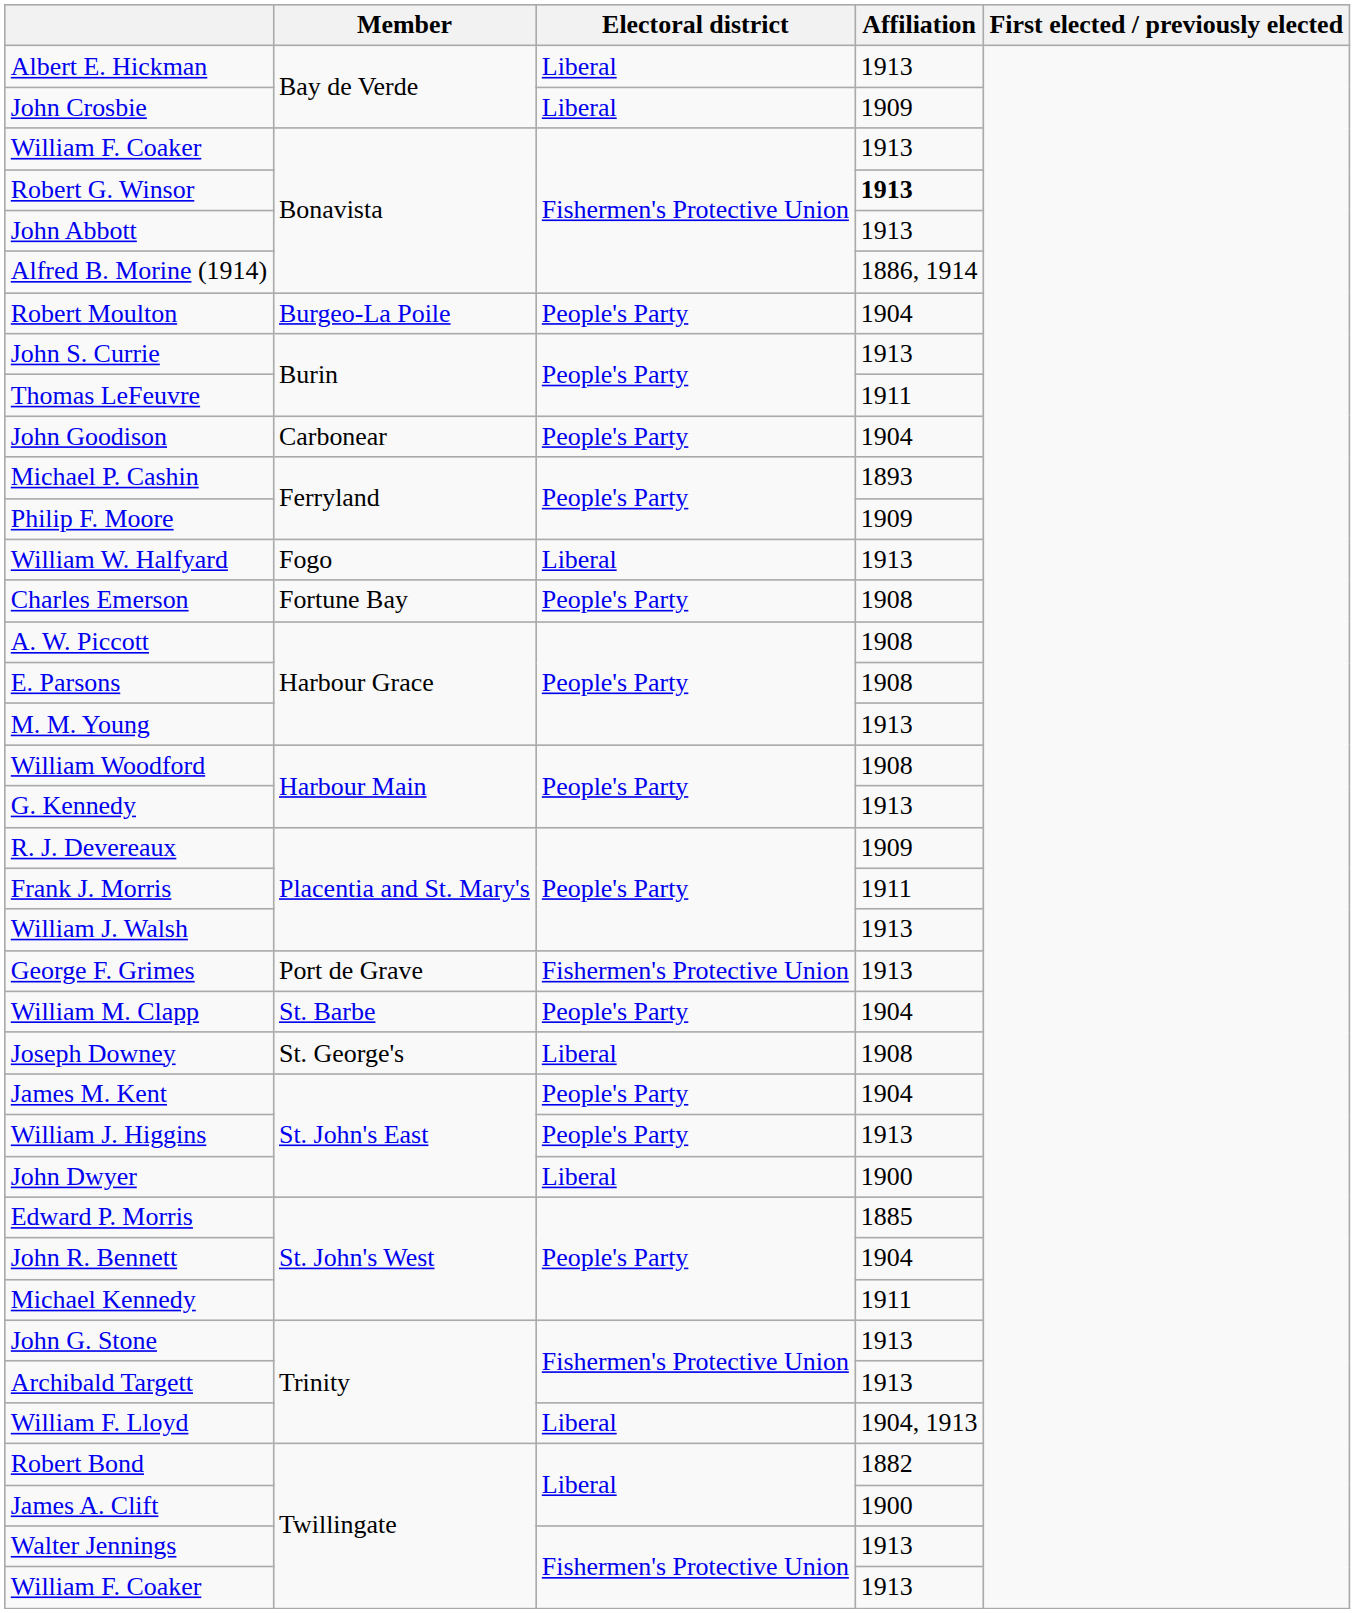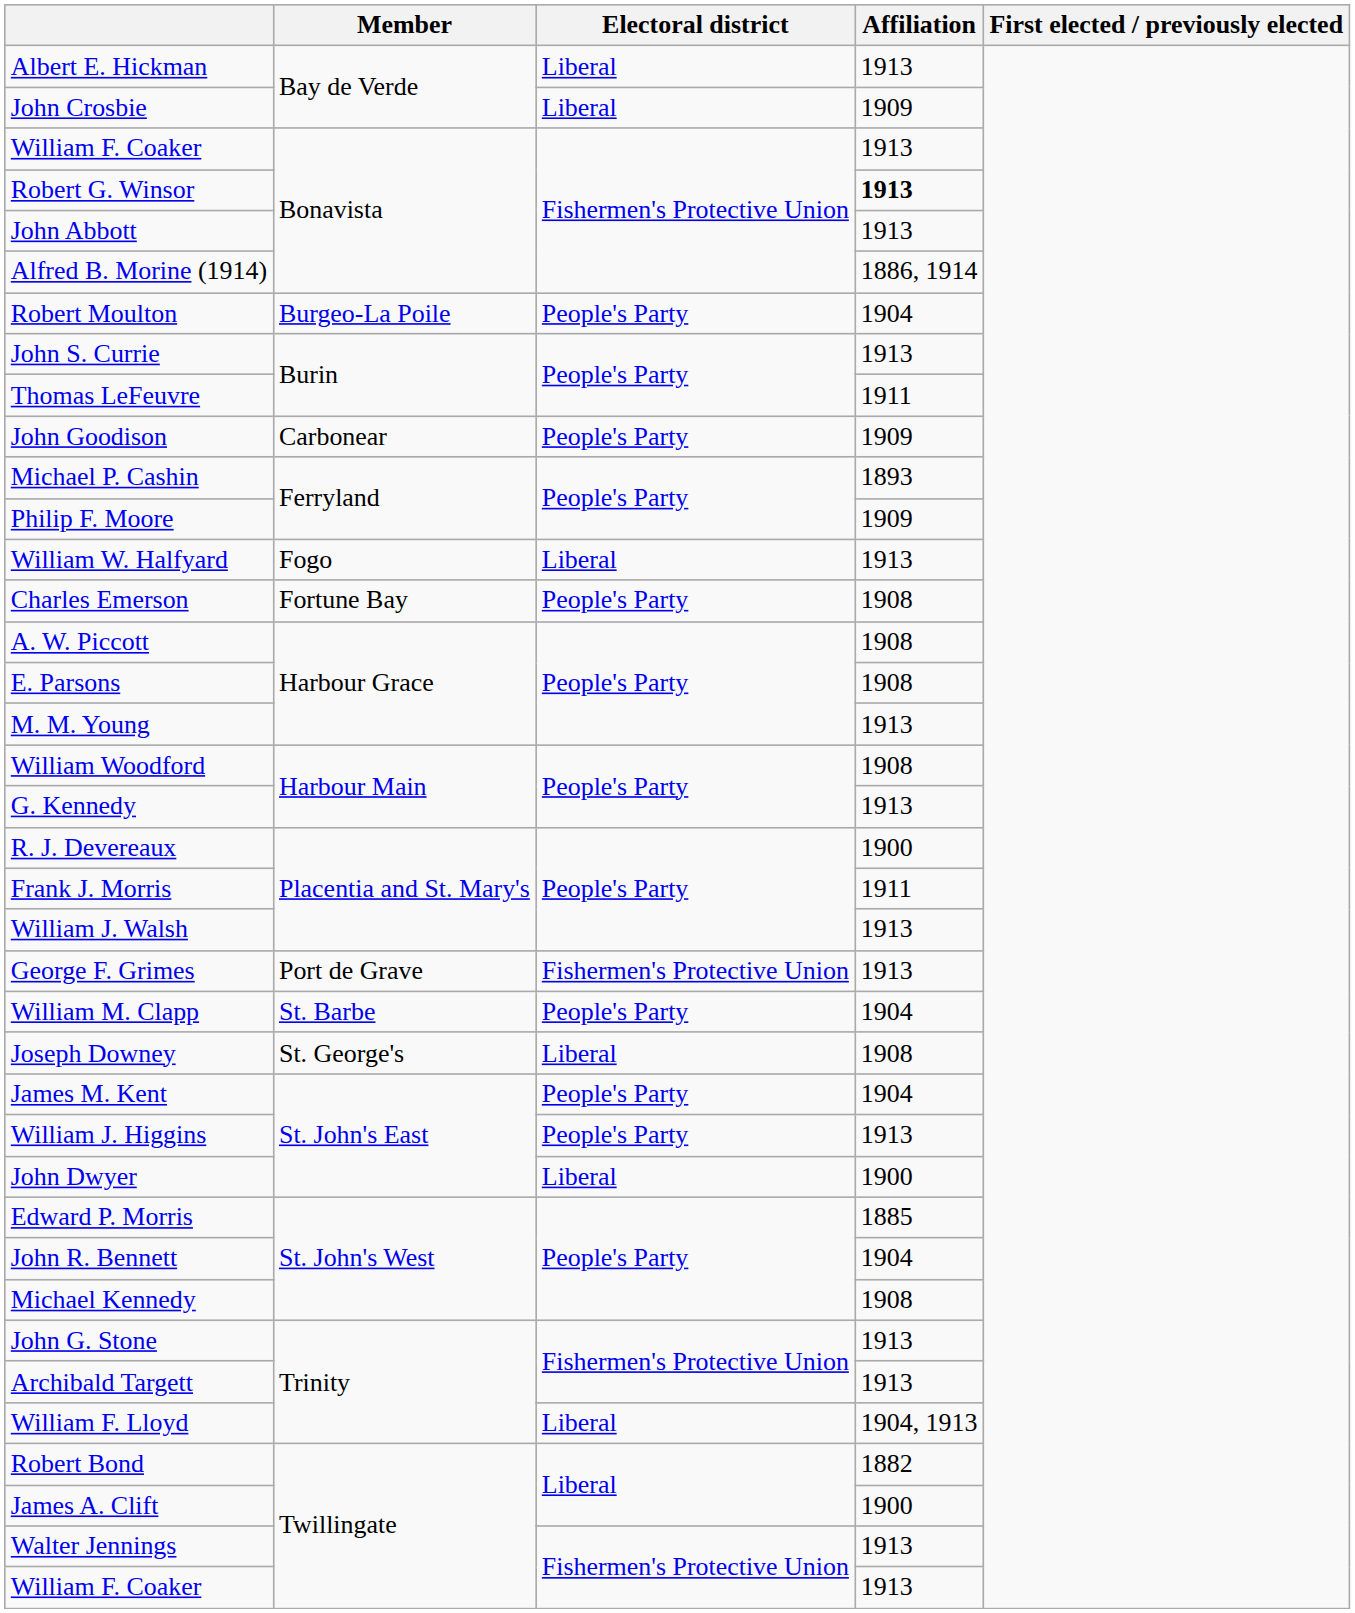(887, 436) 1904 -> (887, 436) 1909
(887, 847) 1909 -> (887, 847) 1900
(886, 1299) 1911 -> (887, 1299) 1908
